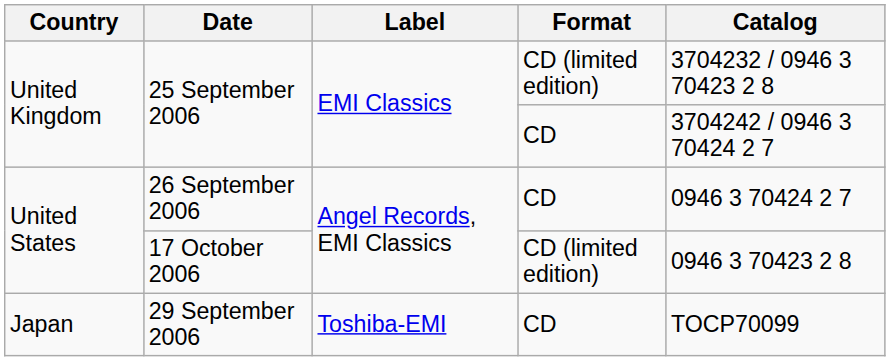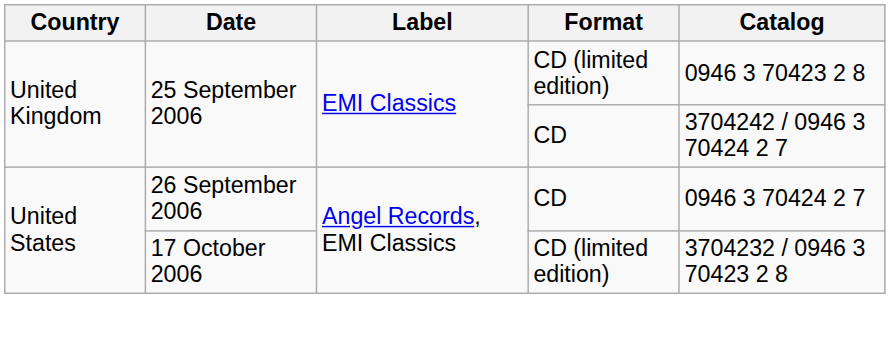(761, 72) 3704232 / 0946 3 70423 2 8 -> (775, 72) 0946 3 70423 2 8
(761, 261) 0946 3 70423 2 8 -> (775, 261) 3704232 / 0946 3 70423 2 8
- row: (222, 324)
